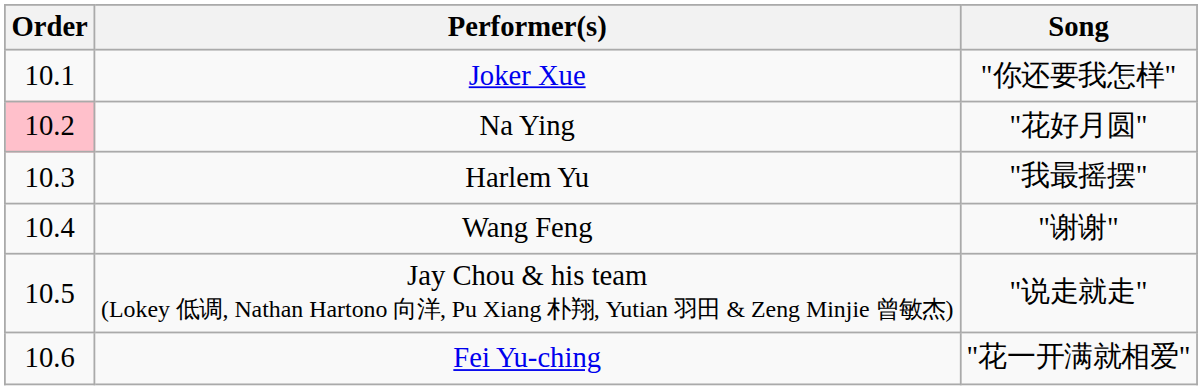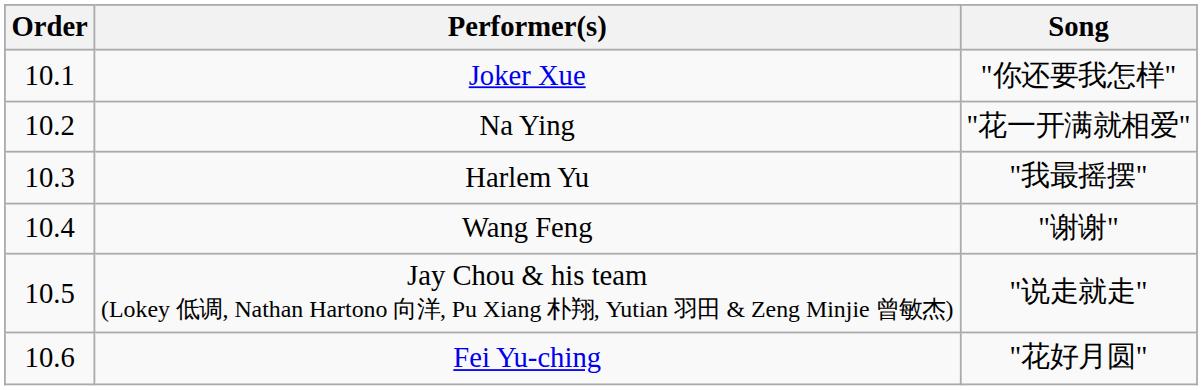(50, 126) pink background -> (50, 126) no background
(1078, 125) "花好月圆" -> (1078, 125) "花一开满就相爱"
(1078, 357) "花一开满就相爱" -> (1078, 357) "花好月圆"
